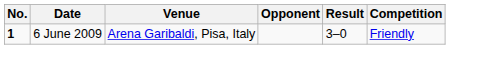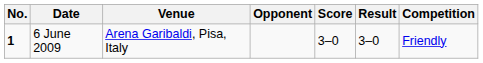+ column: (335, 14)
